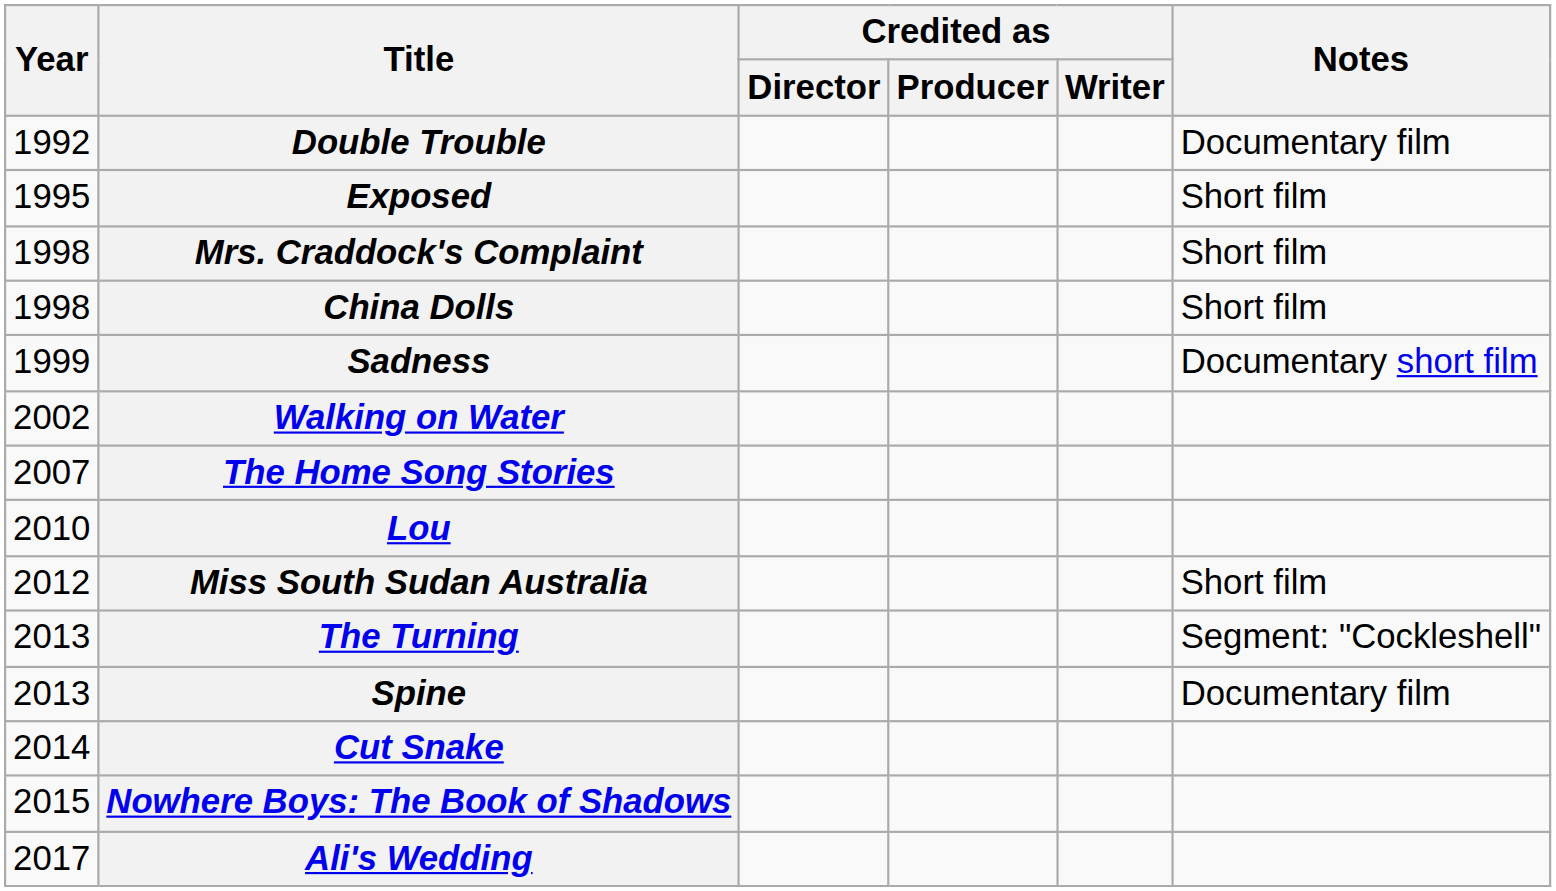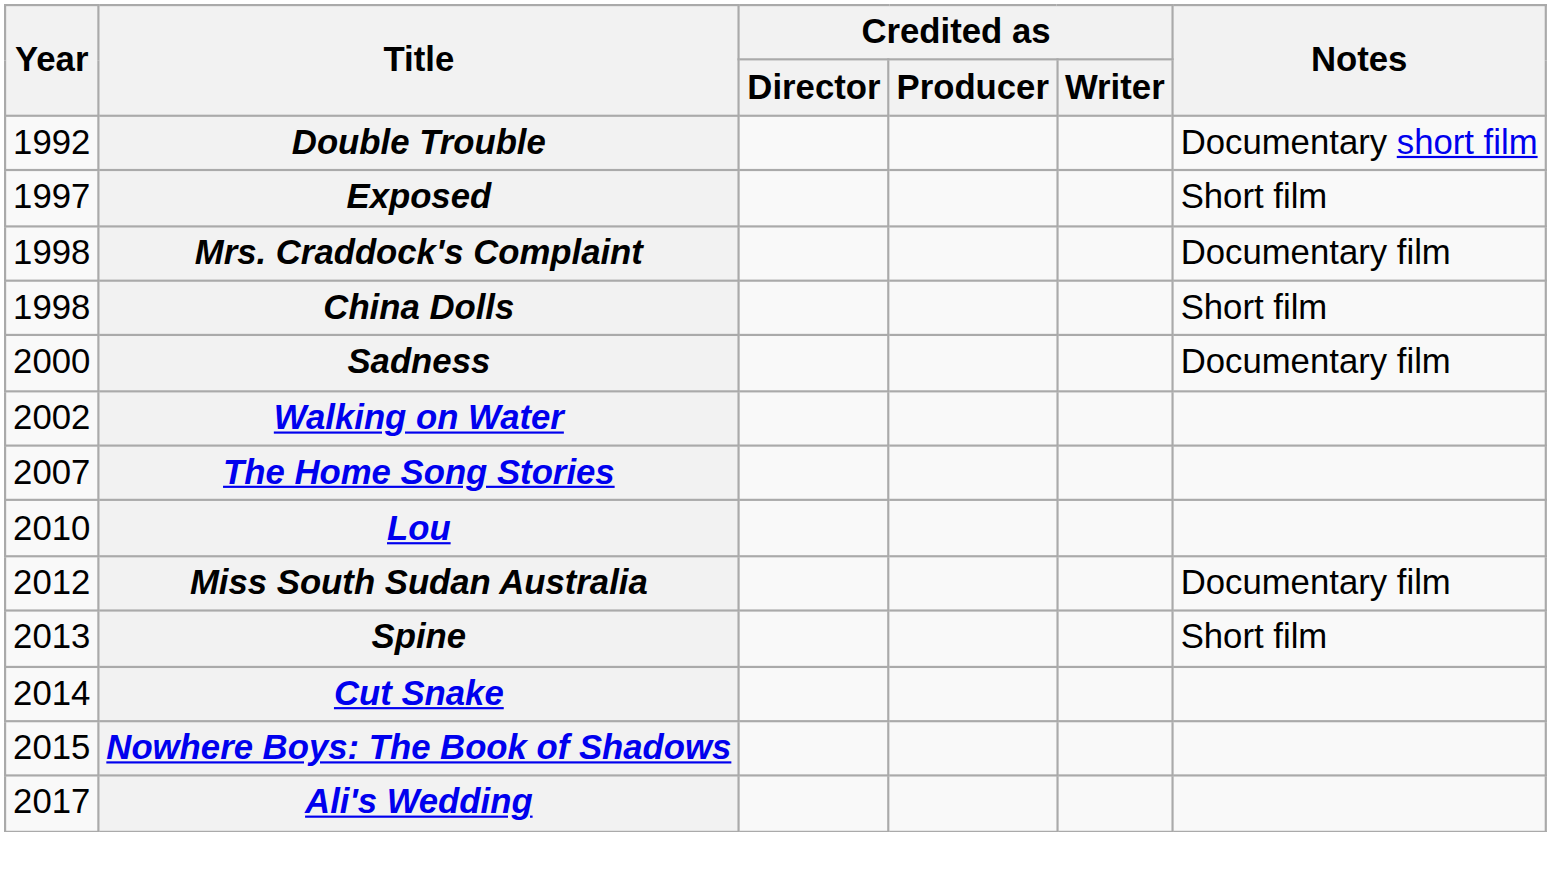(1316, 142) Documentary film -> (1359, 142) Documentary short film
(52, 197) 1995 -> (52, 197) 1997
(1254, 252) Short film -> (1316, 252) Documentary film
(52, 362) 1999 -> (52, 362) 2000
(1359, 362) Documentary short film -> (1316, 362) Documentary film
(1254, 582) Short film -> (1316, 582) Documentary film
- row: (419, 637)
(1316, 692) Documentary film -> (1254, 637) Short film
